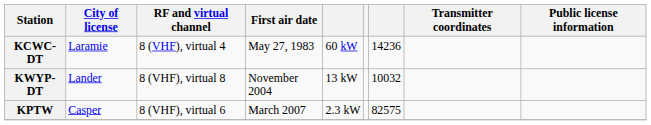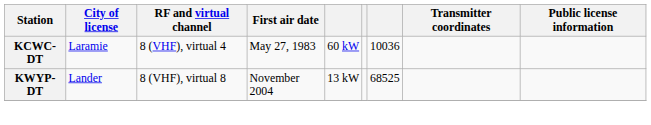(386, 45) 14236 -> (385, 45) 10036
(386, 78) 10032 -> (385, 78) 68525
- row: (35, 110)
